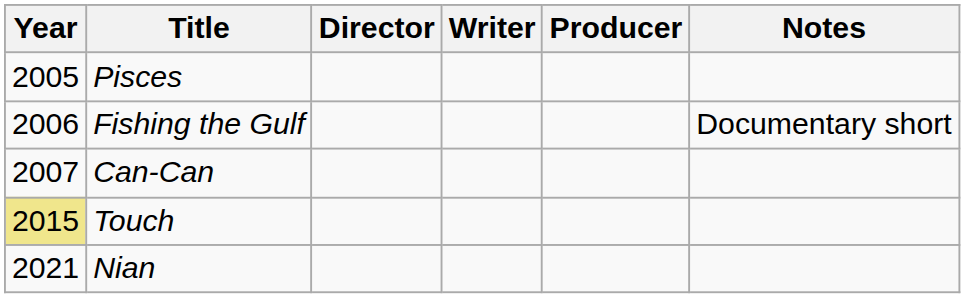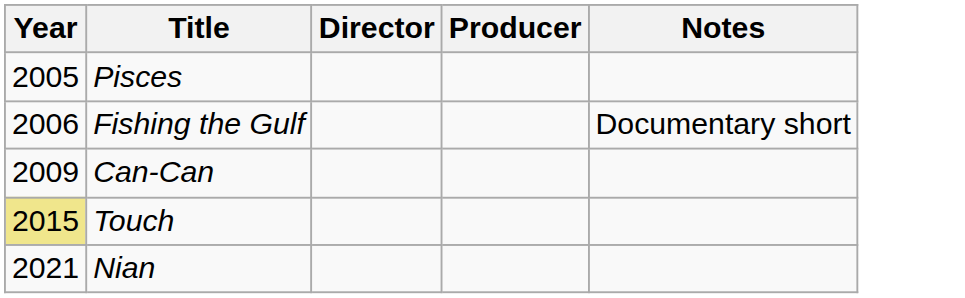- column: (492, 28)
(46, 172) 2007 -> (46, 172) 2009
